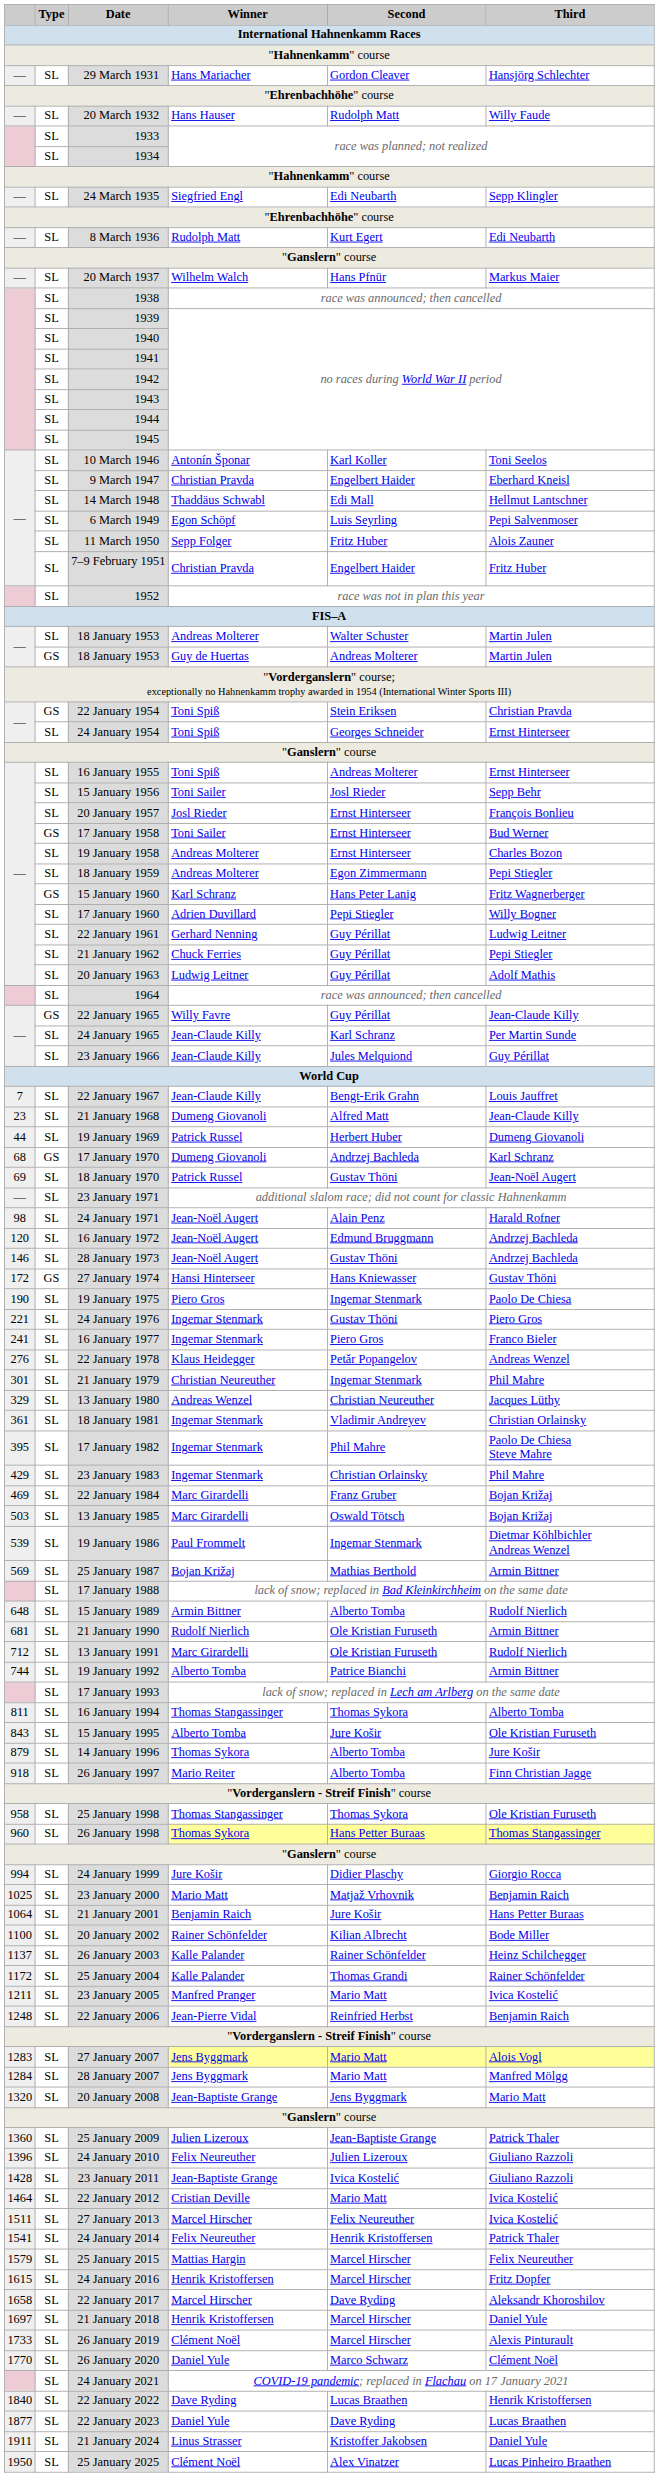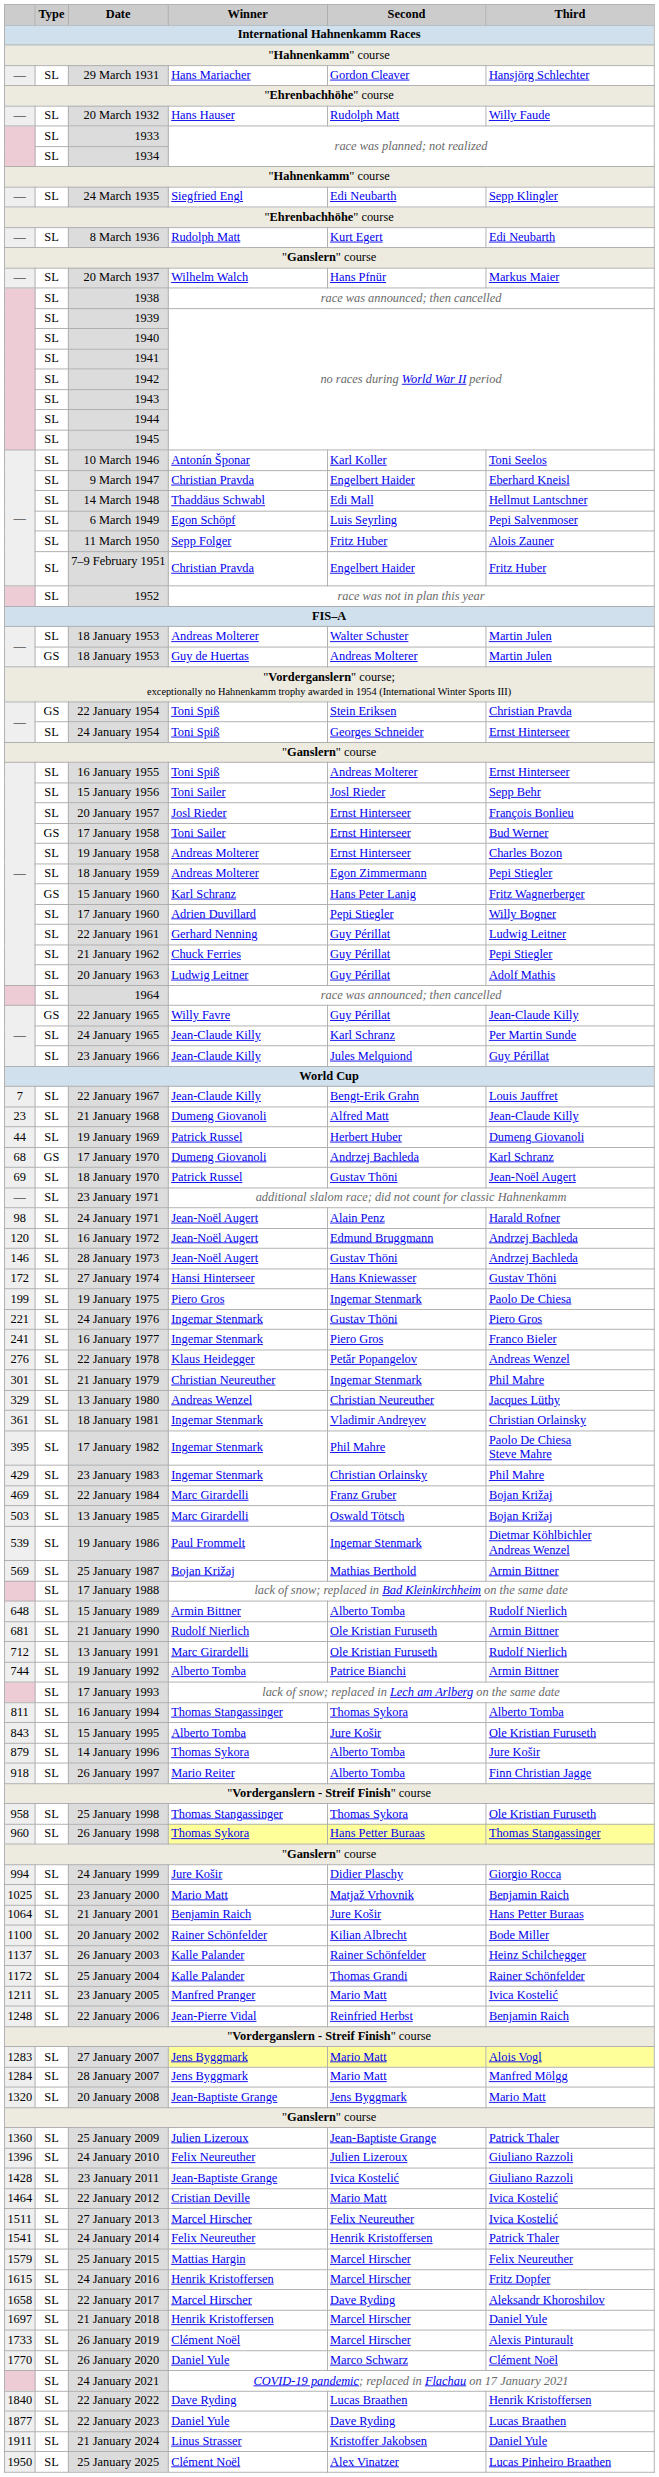(51, 1278) GS -> (51, 1278) SL
(20, 1298) 190 -> (20, 1298) 199
